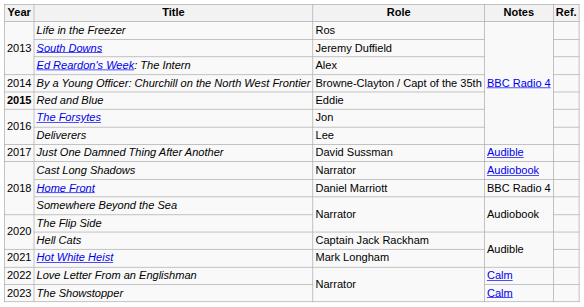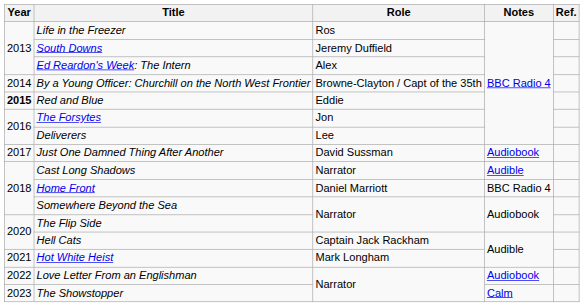(505, 153) Audible -> (513, 153) Audiobook
(513, 170) Audiobook -> (505, 170) Audible
(500, 275) Calm -> (513, 275) Audiobook
